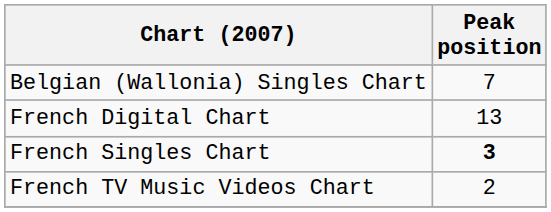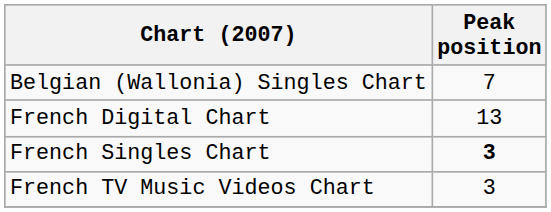(489, 189) 2 -> (489, 189) 3
